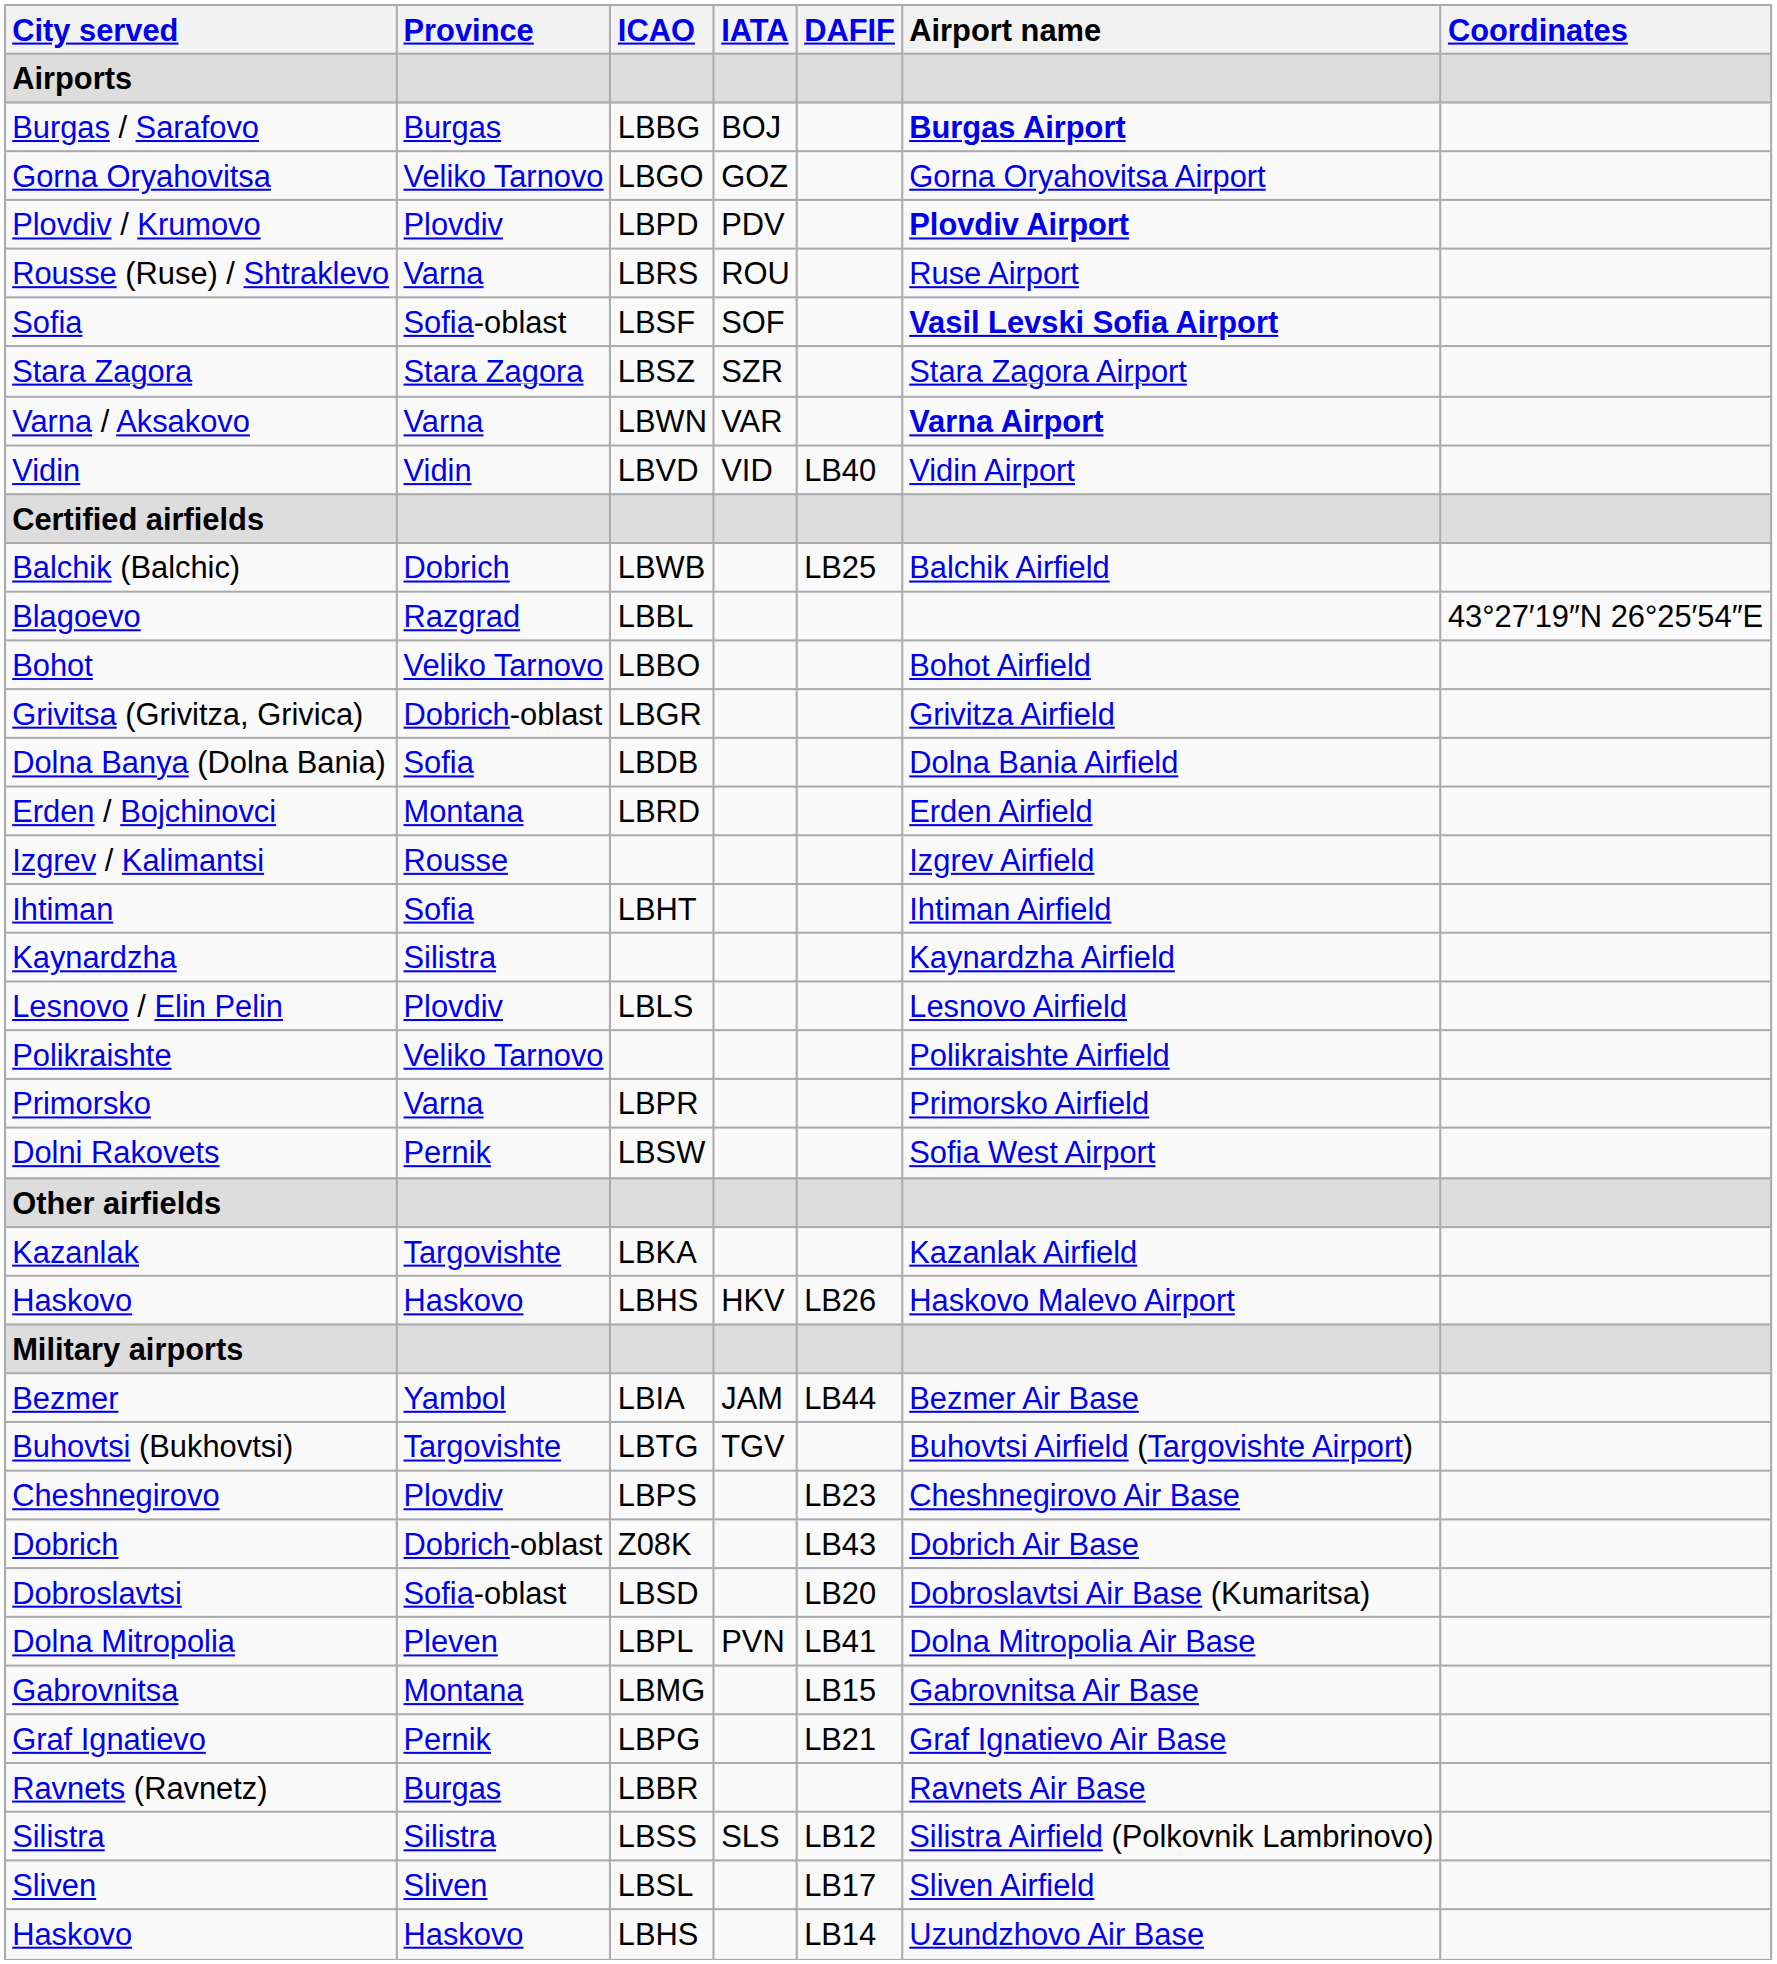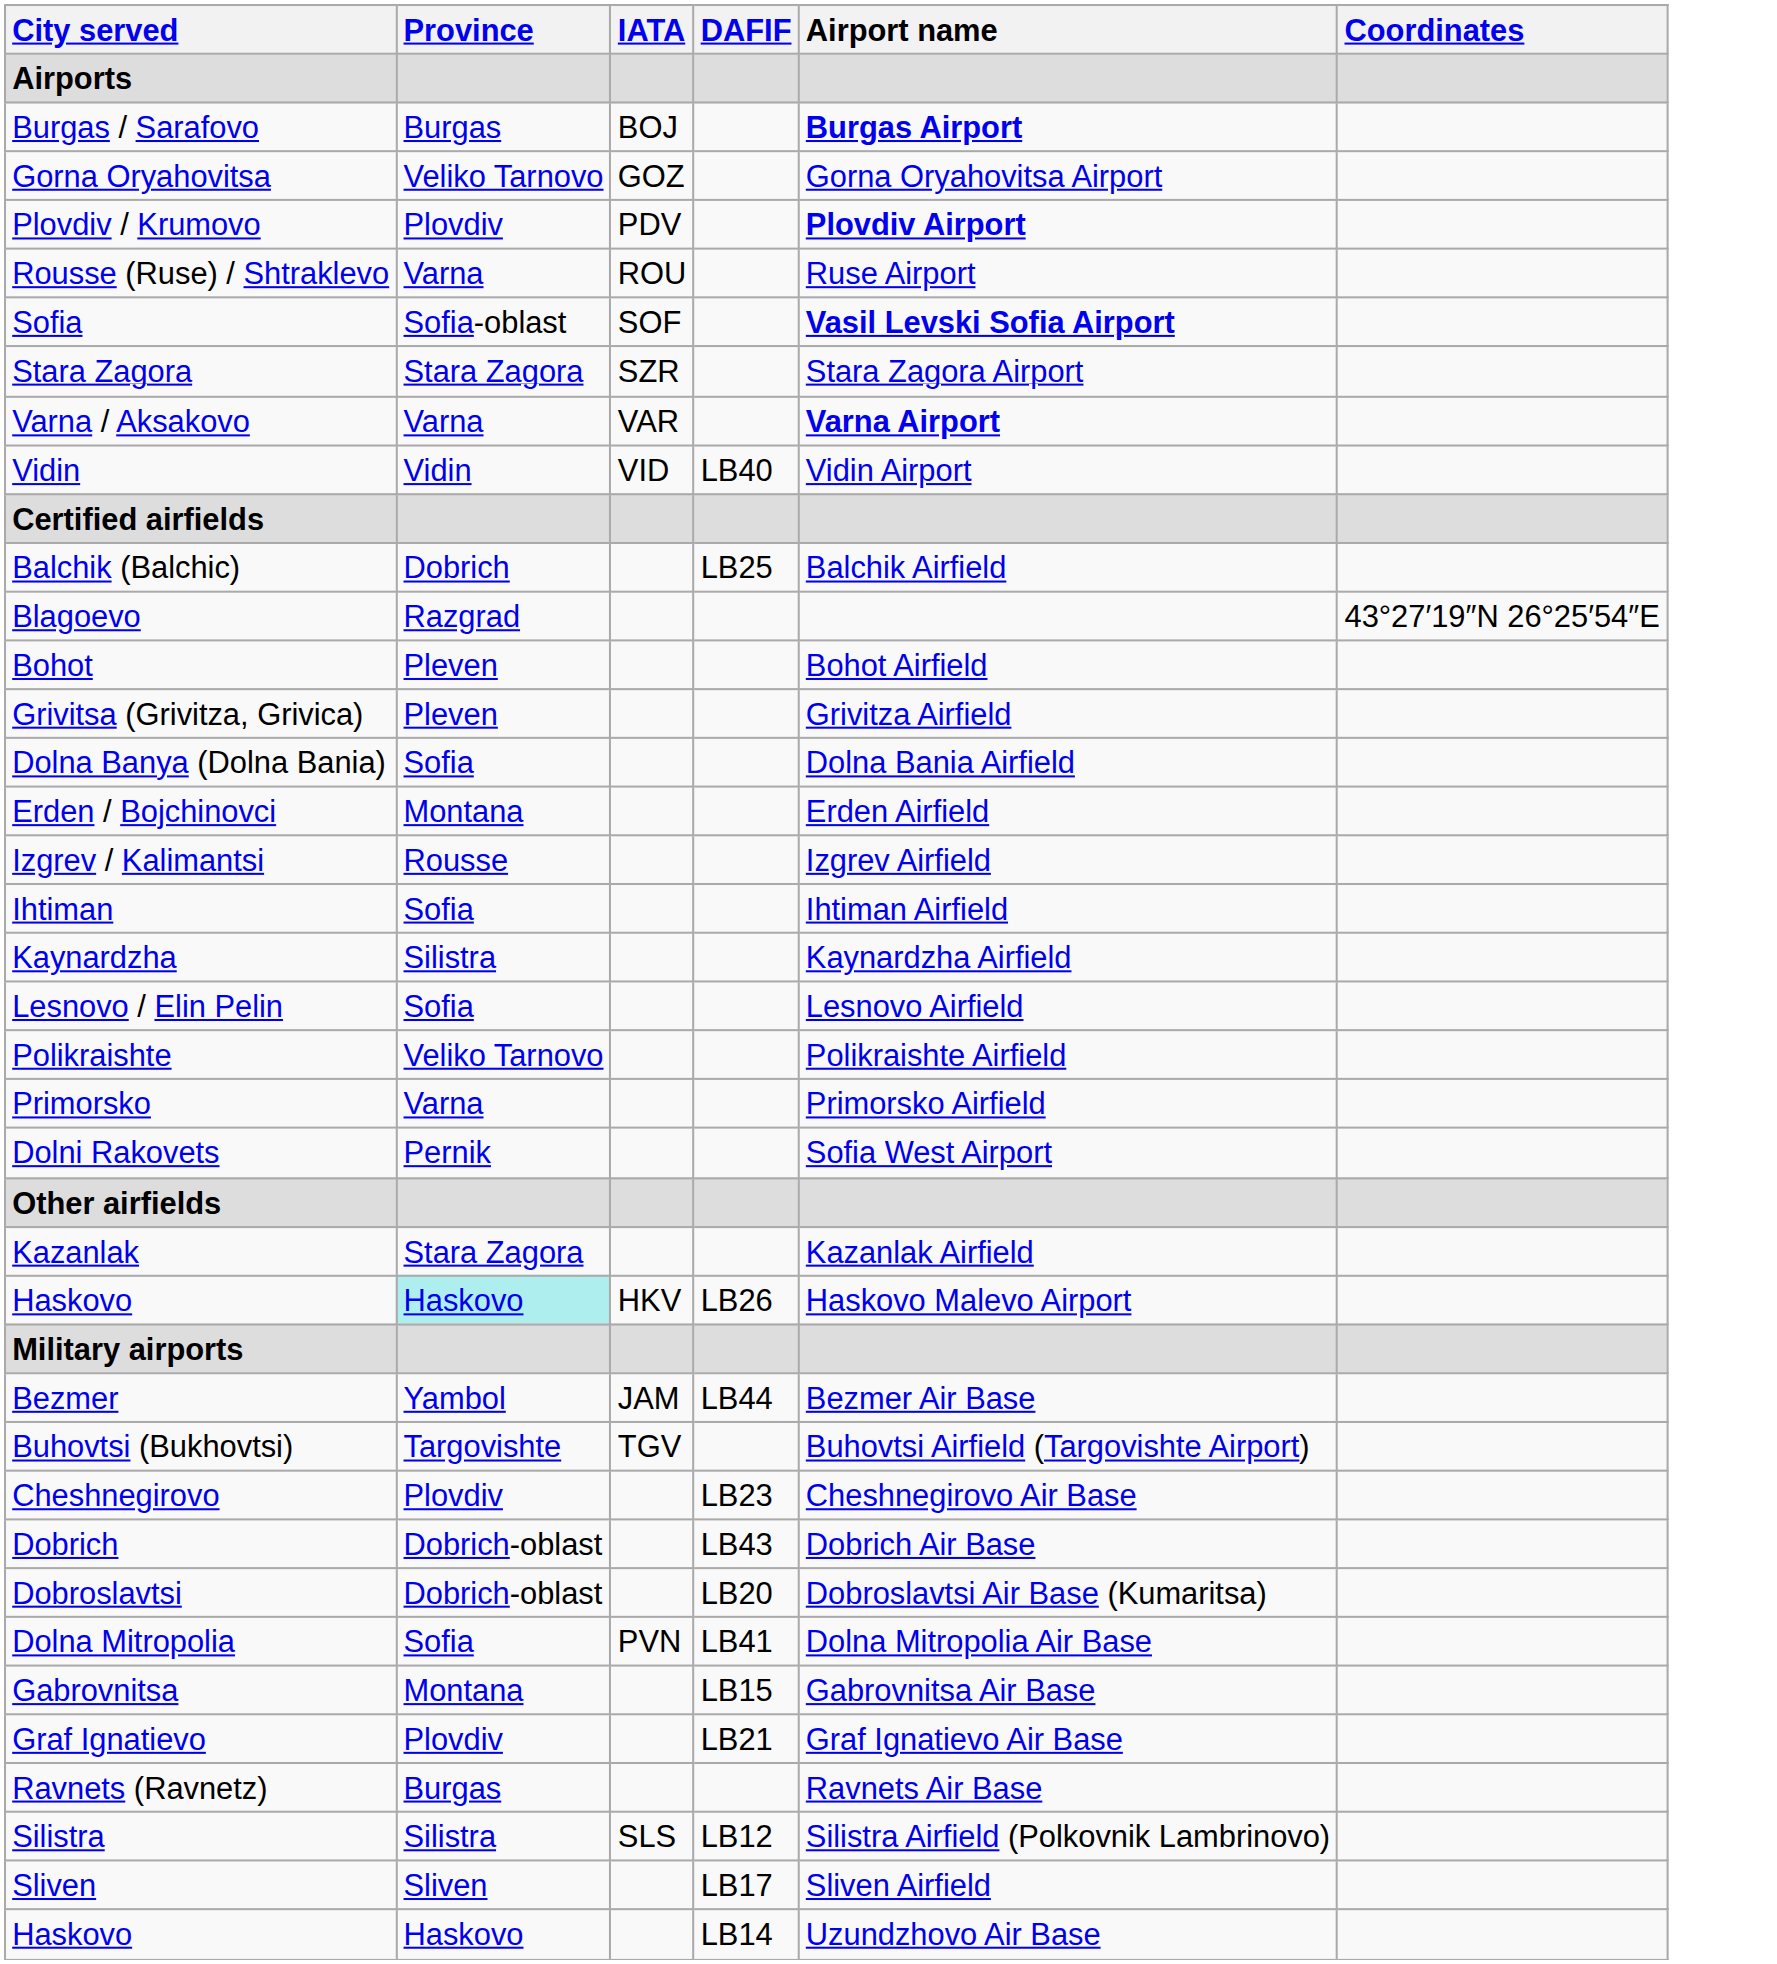- column: (656, 30)
(504, 665) Veliko Tarnovo -> (451, 665) Pleven
(503, 713) Dobrich-oblast -> (451, 713) Pleven
(453, 1007) Plovdiv -> (439, 1007) Sofia
(482, 1251) Targovishte -> (494, 1251) Stara Zagora
(464, 1300) no background -> (464, 1300) paleturquoise background
(485, 1593) Sofia-oblast -> (503, 1593) Dobrich-oblast
(451, 1642) Pleven -> (439, 1642) Sofia
(447, 1739) Pernik -> (453, 1739) Plovdiv
